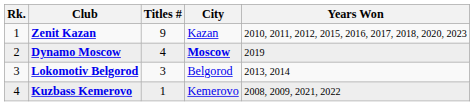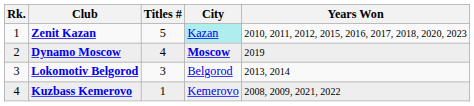(163, 33) 9 -> (163, 33) 5
(203, 33) no background -> (203, 33) paleturquoise background
